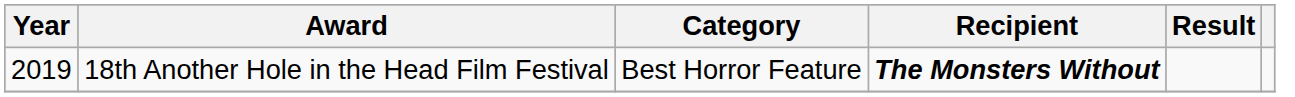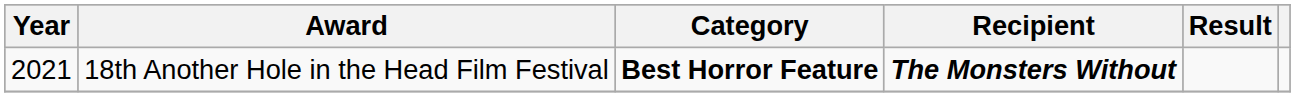(41, 69) 2019 -> (41, 69) 2021
(742, 69) normal -> (750, 69) bold
